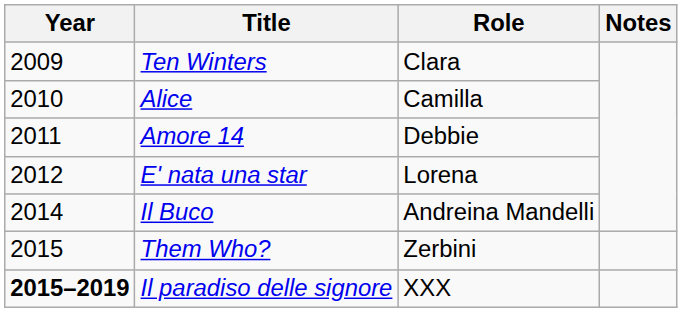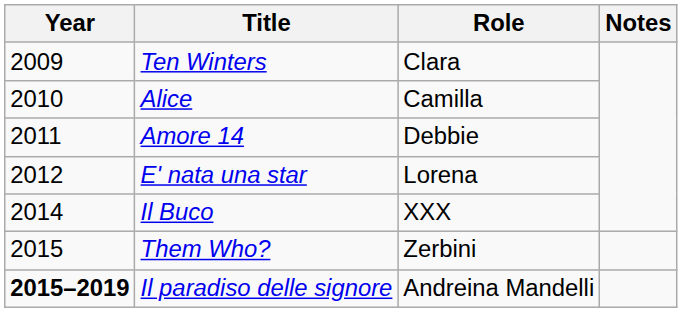(499, 212) Andreina Mandelli -> (427, 212) XXX
(427, 288) XXX -> (499, 288) Andreina Mandelli
